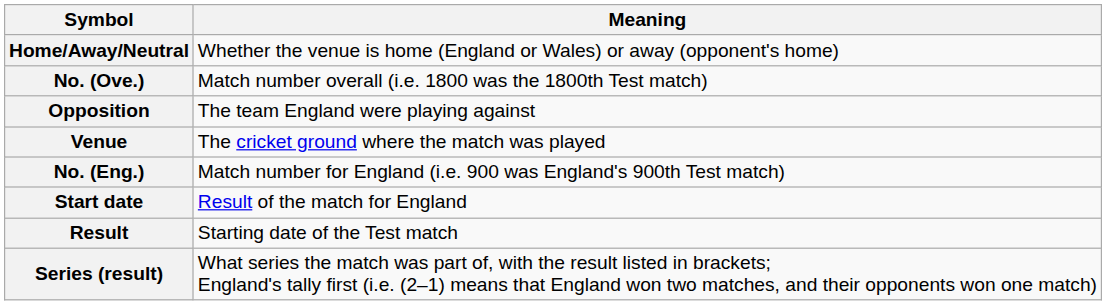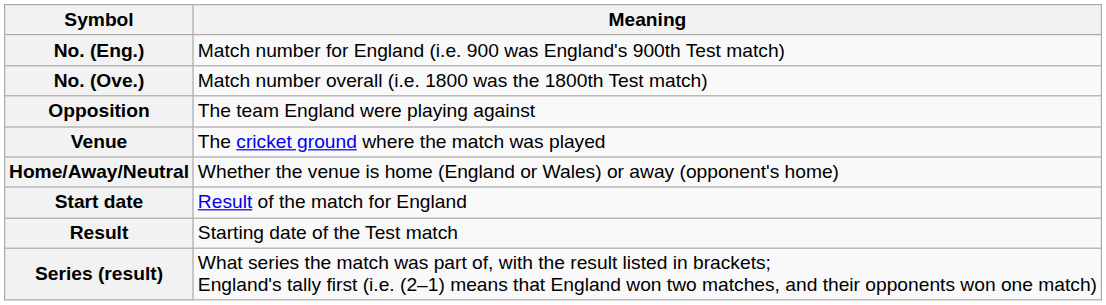rows swapped: (99, 171) <-> (99, 50)
